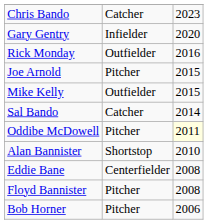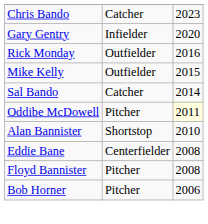- row: (34, 72)
